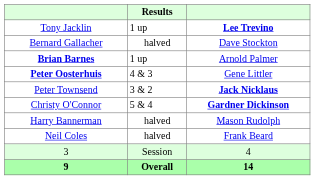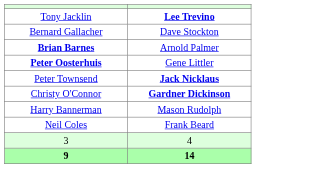- column: (157, 12)
